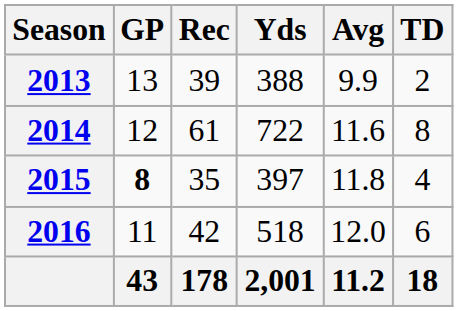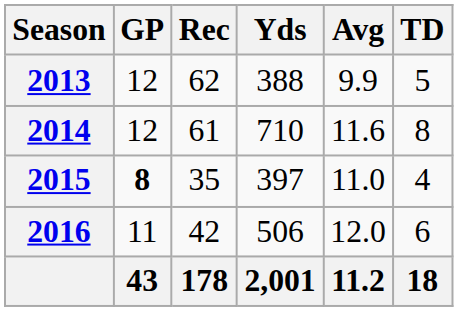(142, 79) 13 -> (142, 79) 12
(204, 79) 39 -> (204, 79) 62
(422, 79) 2 -> (422, 79) 5
(280, 130) 722 -> (280, 130) 710
(358, 180) 11.8 -> (358, 180) 11.0
(280, 230) 518 -> (280, 230) 506
